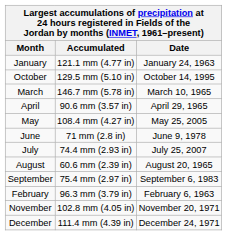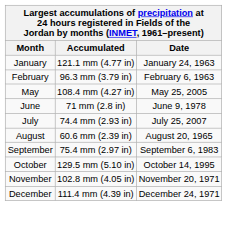rows swapped: (30, 193) <-> (30, 77)
- row: (30, 92)
- row: (30, 106)
